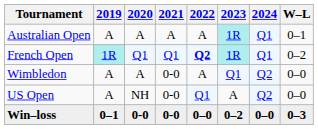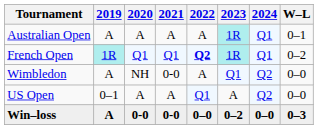(140, 74) A -> (140, 74) NH
(109, 94) A -> (109, 94) 0–1
(140, 94) NH -> (140, 94) A
(171, 94) 0-0 -> (171, 94) A
(109, 114) 0–1 -> (109, 114) A
